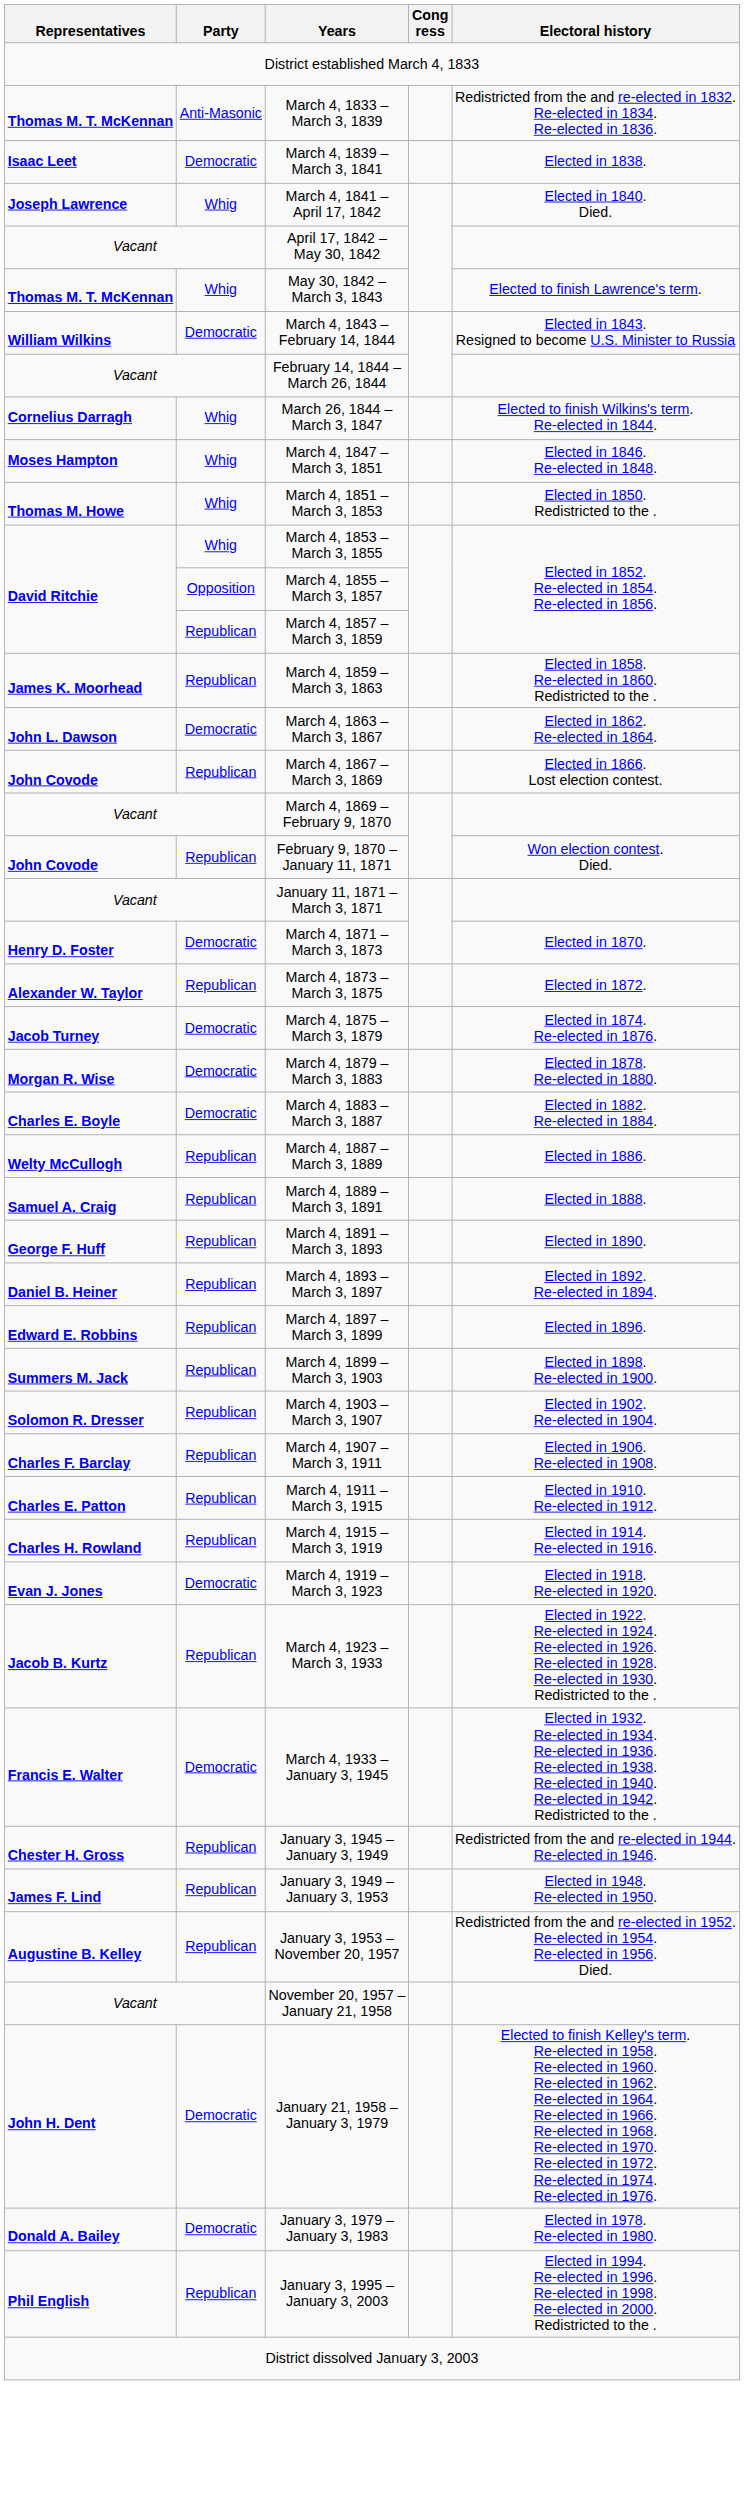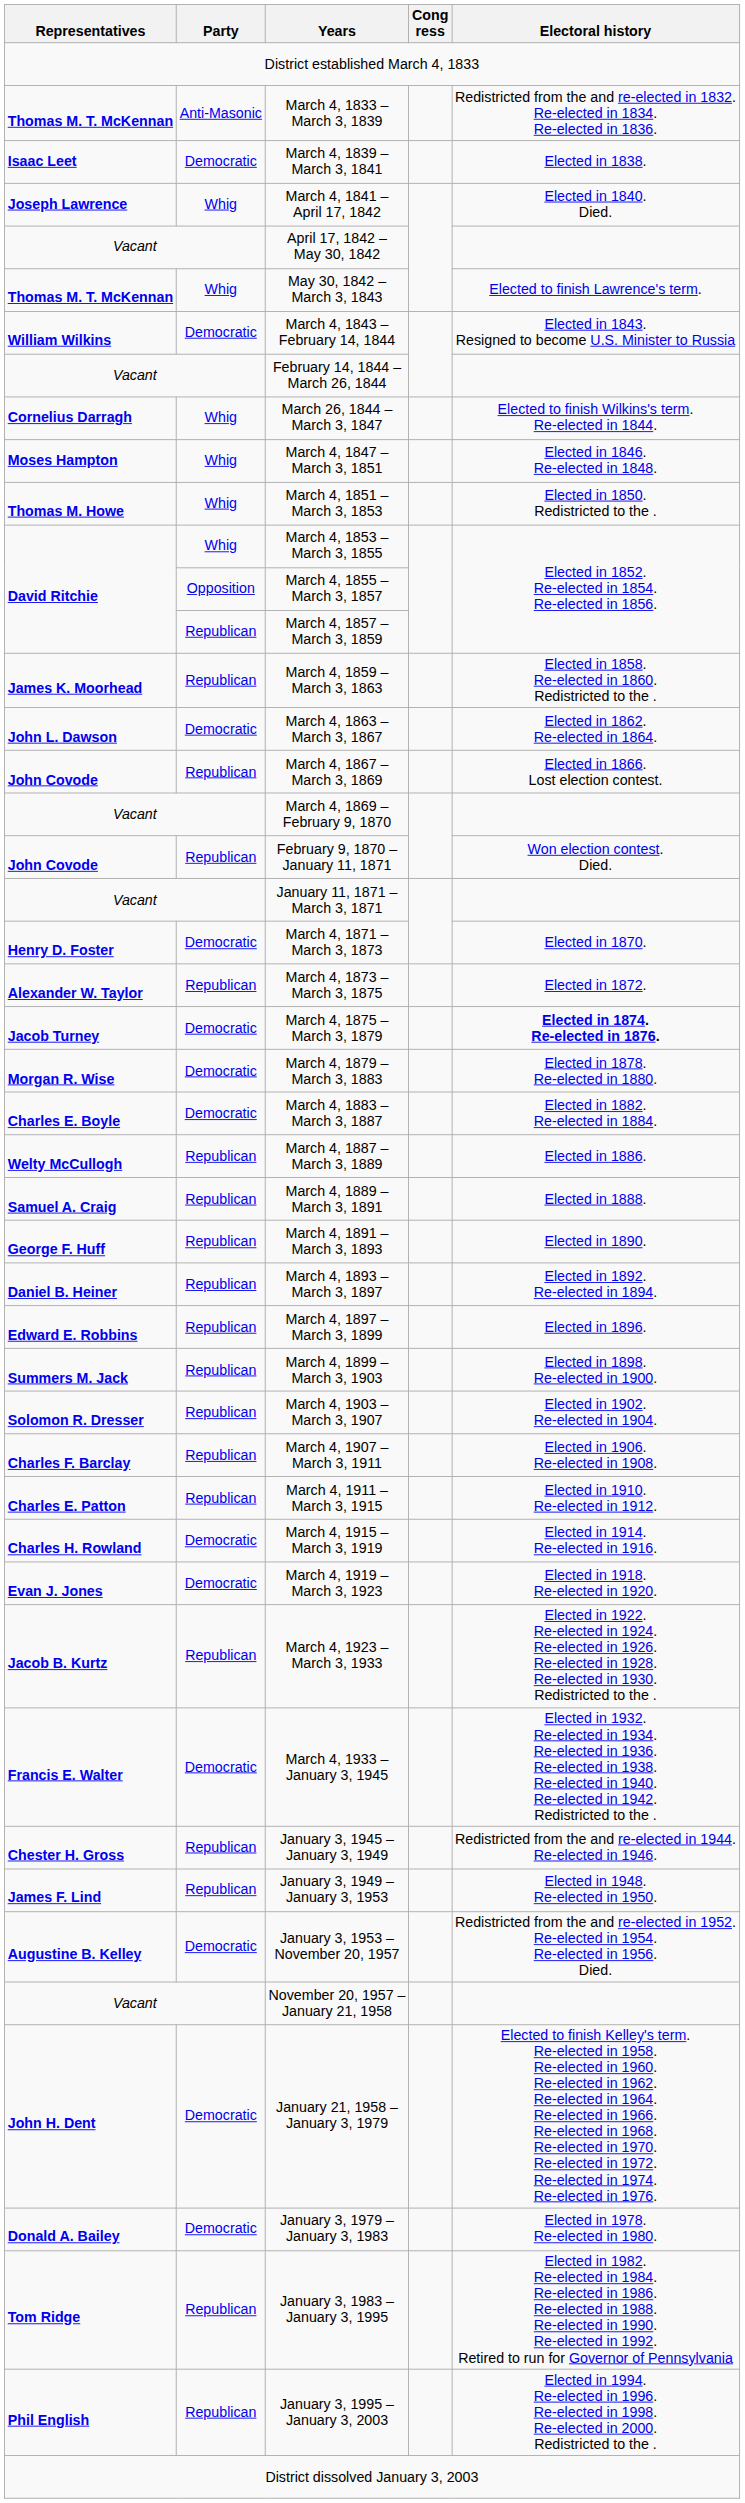(595, 1028) normal -> (595, 1028) bold
(221, 1540) Republican -> (221, 1540) Democratic
(221, 1946) Republican -> (221, 1946) Democratic
+ row: (337, 2309)
